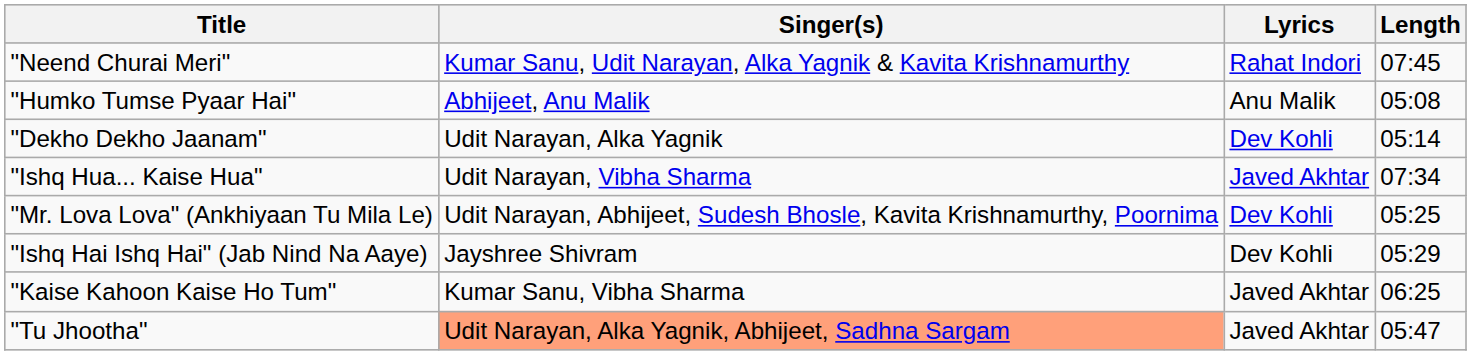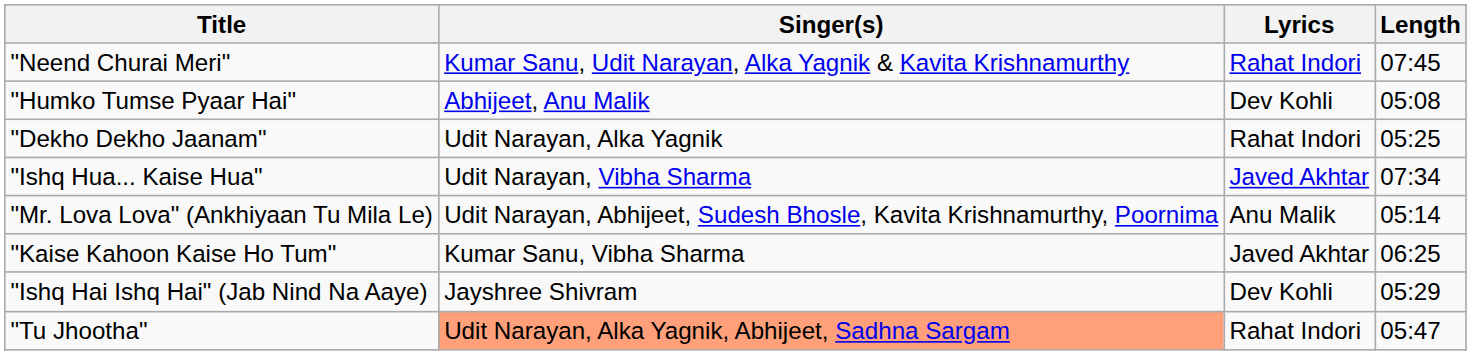(1282, 101) Anu Malik -> (1281, 101) Dev Kohli
(1281, 139) Dev Kohli -> (1295, 139) Rahat Indori
(1411, 139) 05:14 -> (1411, 139) 05:25
(1281, 215) Dev Kohli -> (1282, 215) Anu Malik
(1411, 215) 05:25 -> (1411, 215) 05:14
rows swapped: (173, 292) <-> (219, 254)
(1299, 330) Javed Akhtar -> (1295, 330) Rahat Indori
